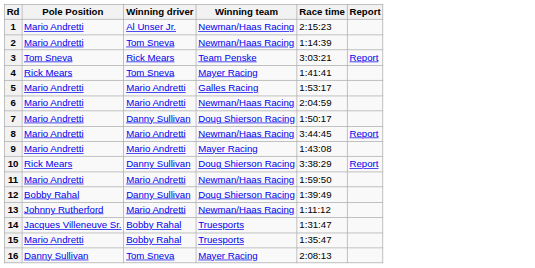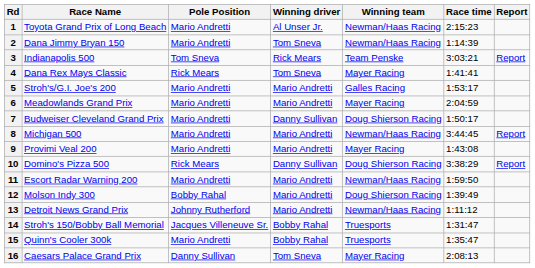+ column: (95, 12)
(246, 103) Newman/Haas Racing -> (375, 103) Mayer Racing
(158, 194) Danny Sullivan -> (303, 194) Mario Andretti
